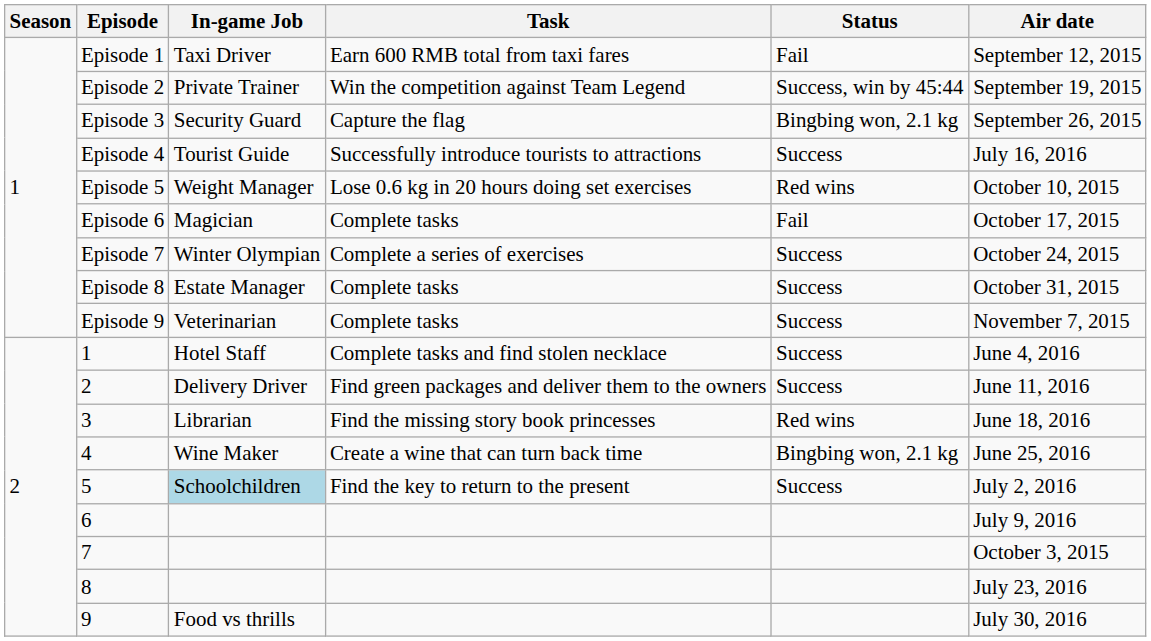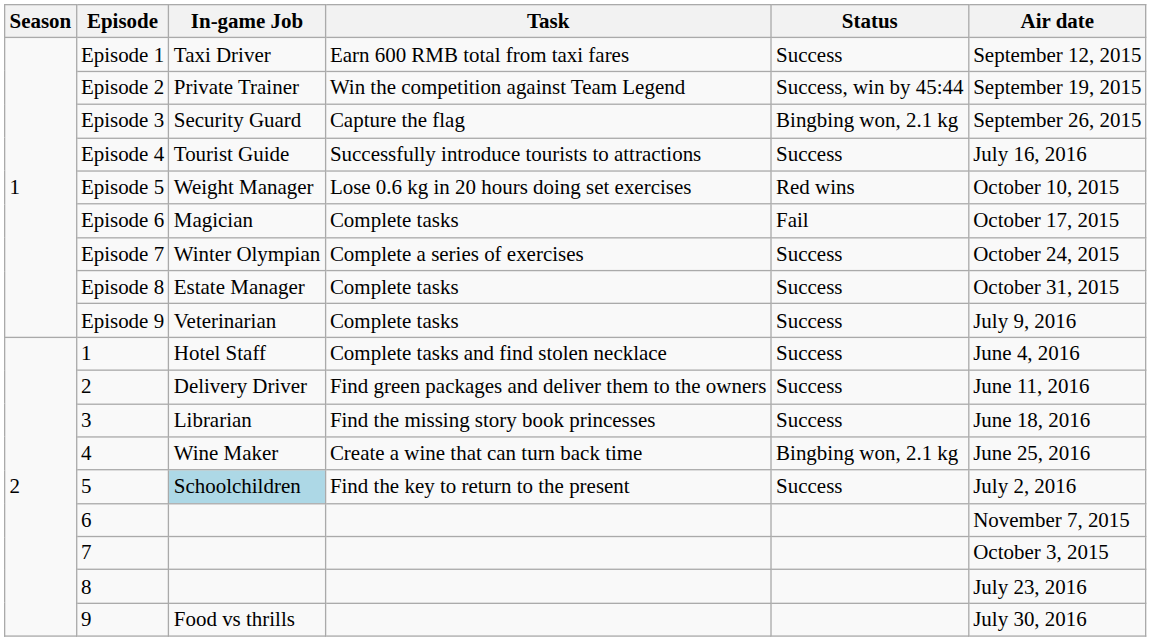(792, 54) Fail -> (809, 54) Success
(1052, 320) November 7, 2015 -> (1025, 320) July 9, 2016
(815, 420) Red wins -> (809, 420) Success
(1025, 519) July 9, 2016 -> (1052, 519) November 7, 2015
